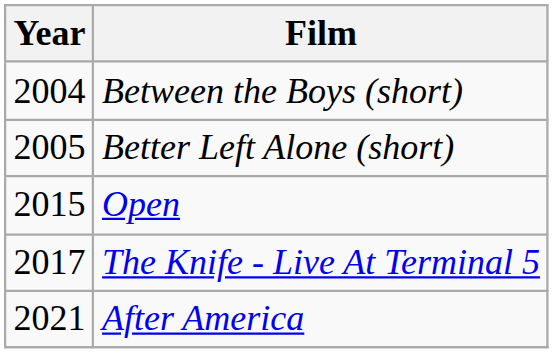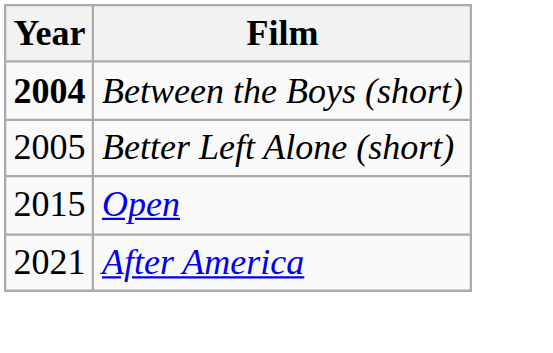(49, 90) normal -> (49, 90) bold
- row: (321, 261)
